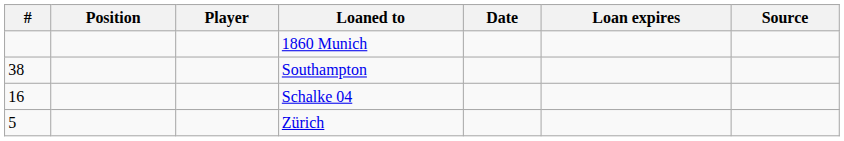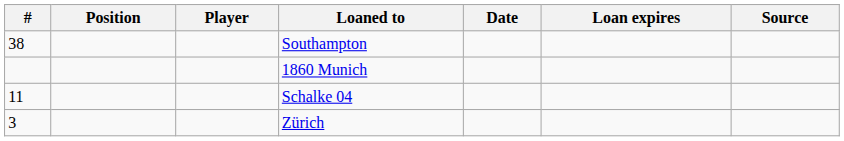rows swapped: (324, 70) <-> (325, 44)
(16, 96) 16 -> (16, 96) 11
(12, 123) 5 -> (12, 123) 3
